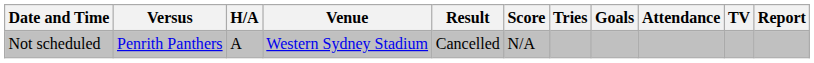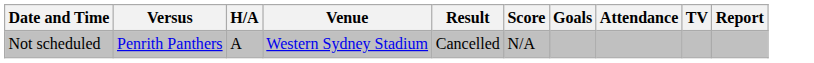- column: (570, 17)
